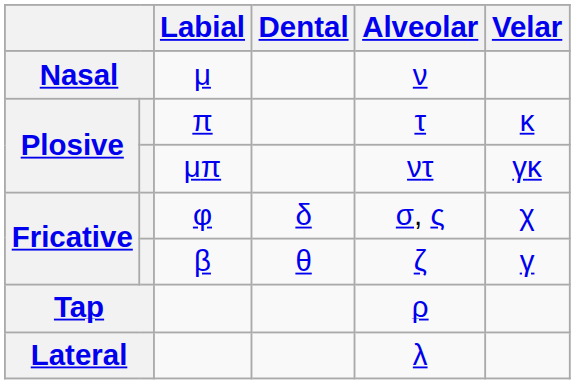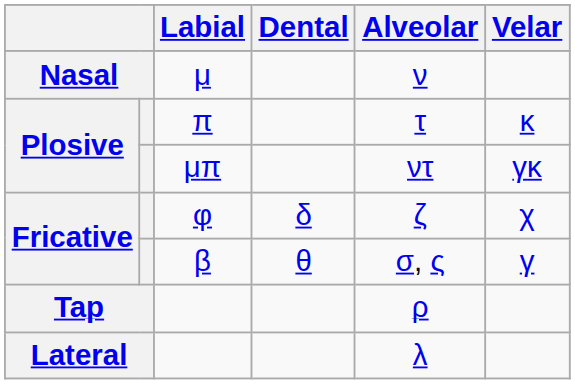(420, 214) σ, ς -> (420, 214) ζ
(420, 261) ζ -> (420, 261) σ, ς
